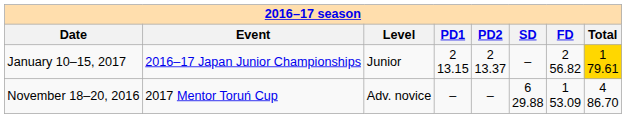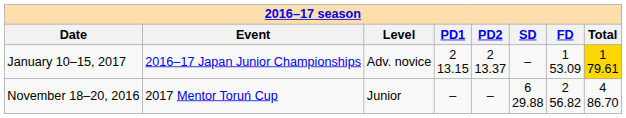(384, 61) Junior -> (399, 61) Adv. novice
(565, 61) 2 56.82 -> (565, 61) 1 53.09
(399, 95) Adv. novice -> (384, 95) Junior
(565, 95) 1 53.09 -> (565, 95) 2 56.82
